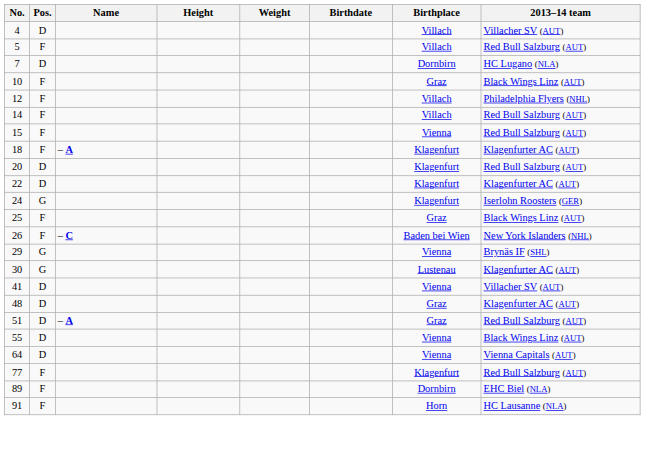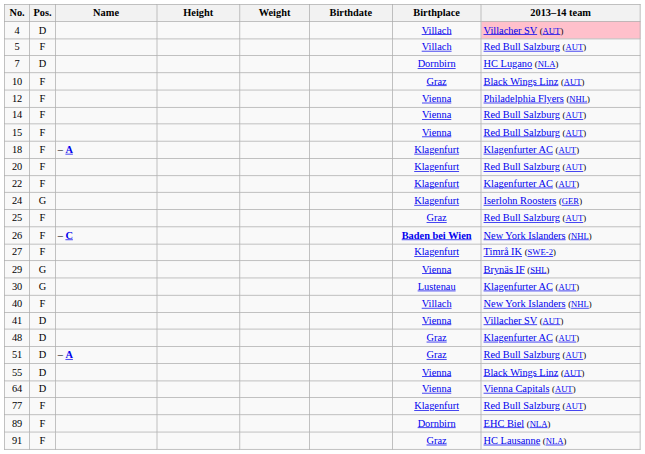(523, 30) no background -> (523, 30) pink background
(437, 98) Villach -> (437, 98) Vienna
(437, 116) Villach -> (437, 116) Vienna
(42, 167) D -> (42, 167) F
(42, 184) D -> (42, 184) F
(534, 218) Black Wings Linz (AUT) -> (535, 218) Red Bull Salzburg (AUT)
(437, 235) normal -> (437, 235) bold
+ row: (17, 252)
+ row: (17, 304)
(437, 406) Horn -> (437, 440) Graz
